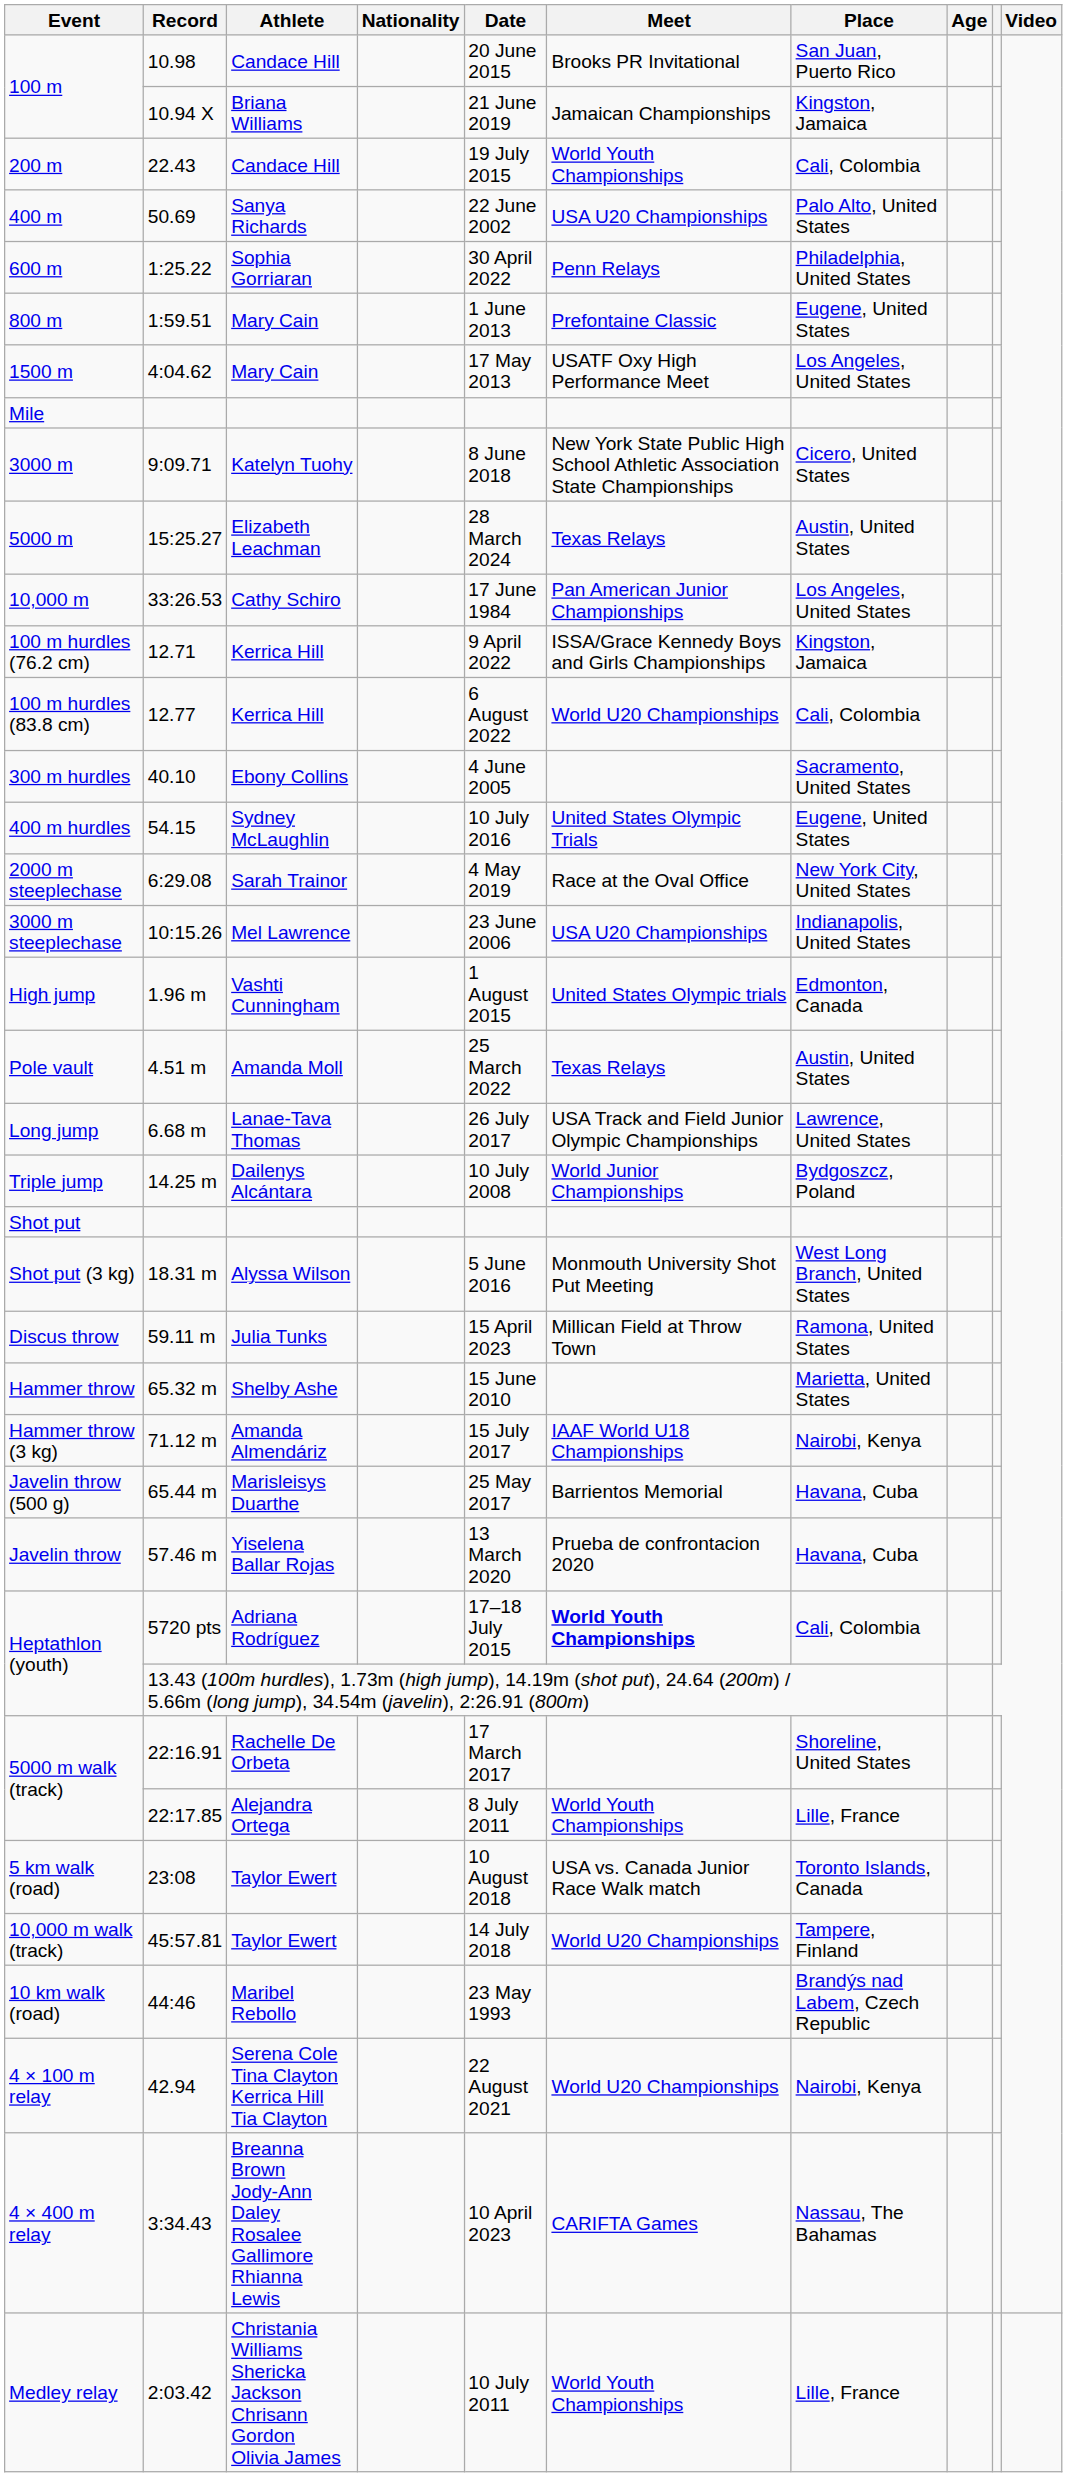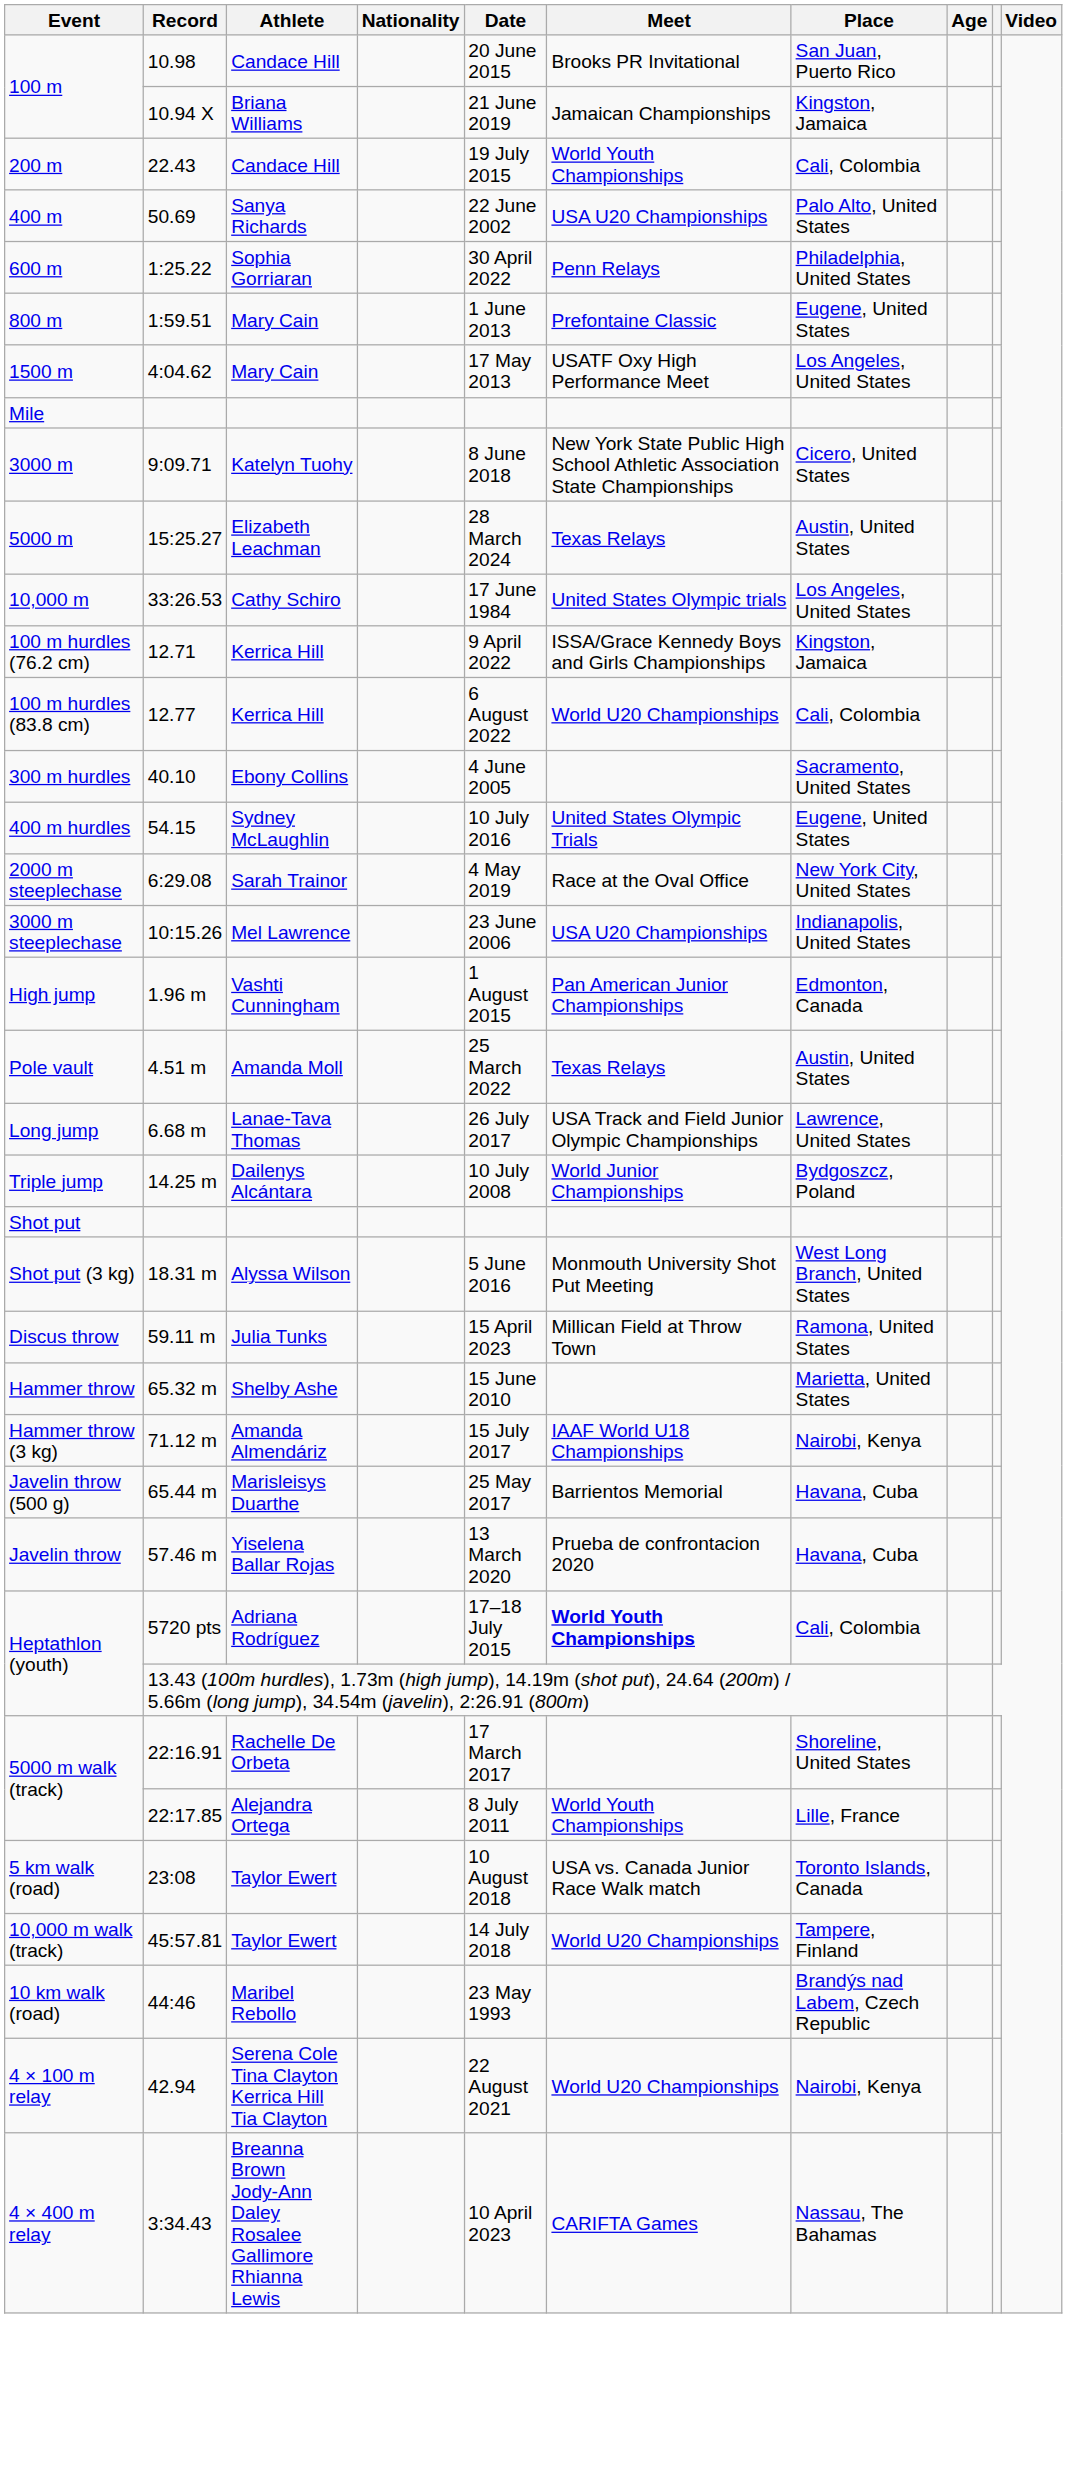(640, 600) Pan American Junior Championships -> (669, 600) United States Olympic trials
(669, 994) United States Olympic trials -> (640, 994) Pan American Junior Championships
- row: (63, 2393)
